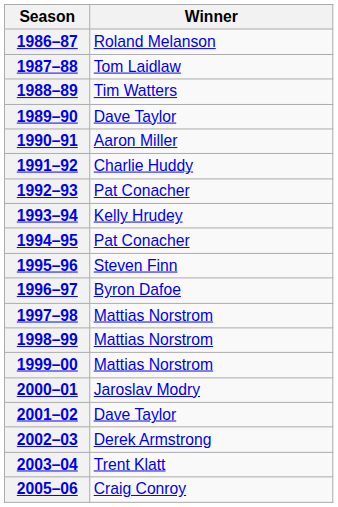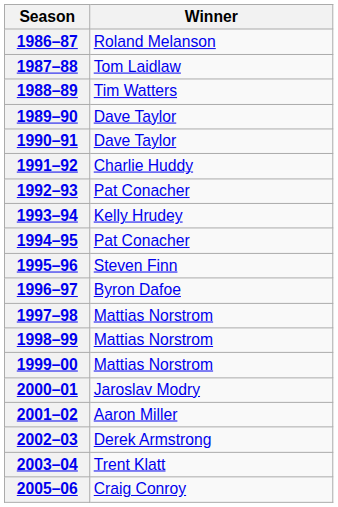(136, 141) Aaron Miller -> (135, 141) Dave Taylor
(135, 414) Dave Taylor -> (136, 414) Aaron Miller
